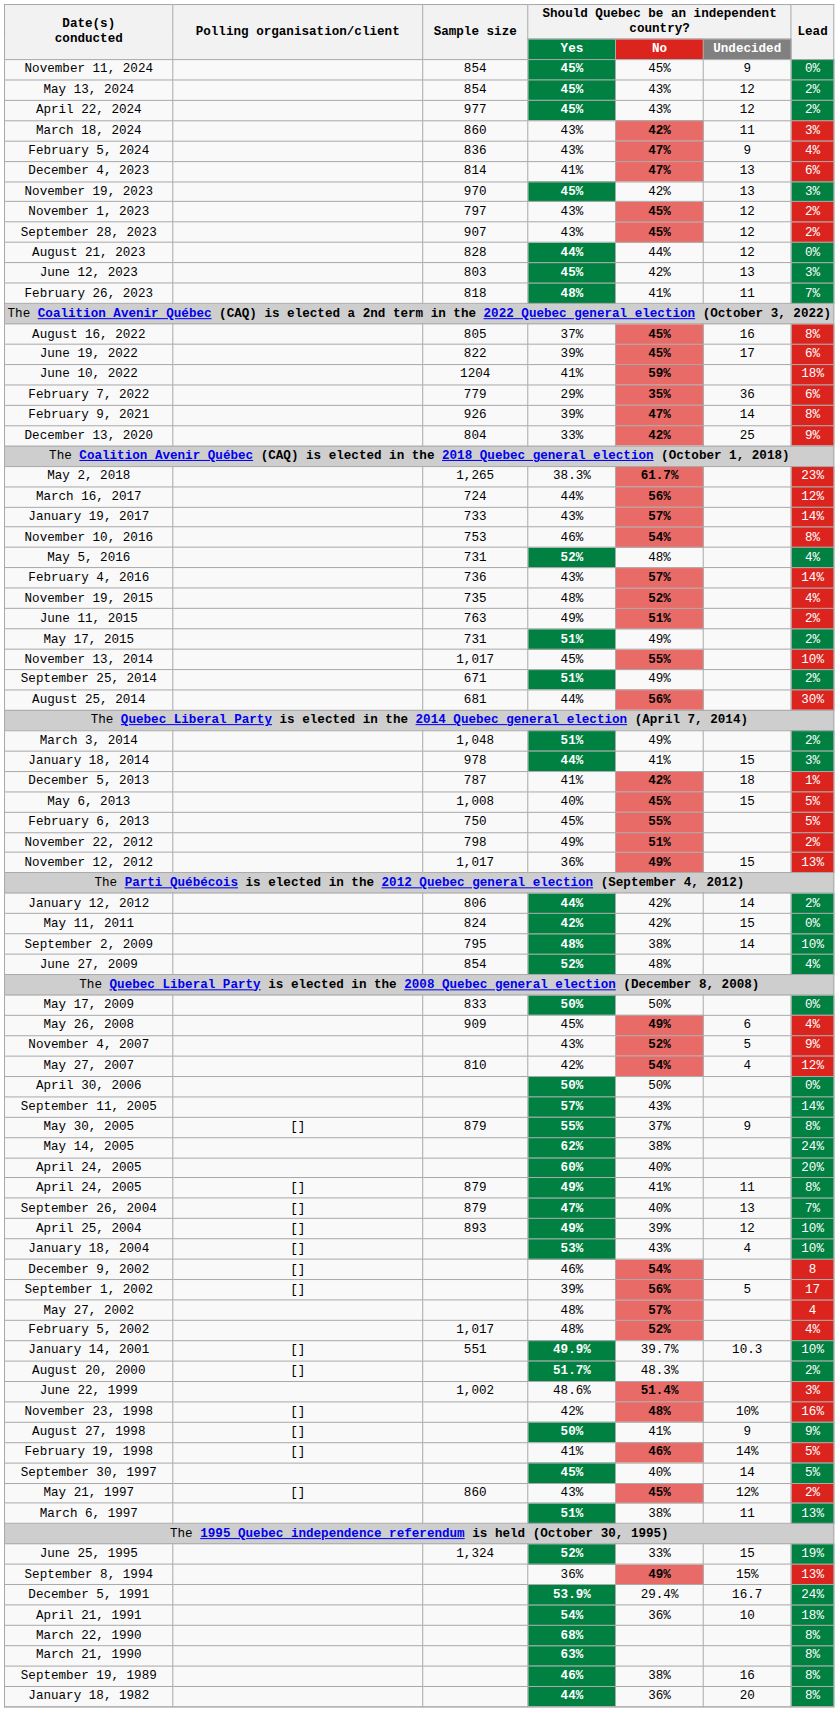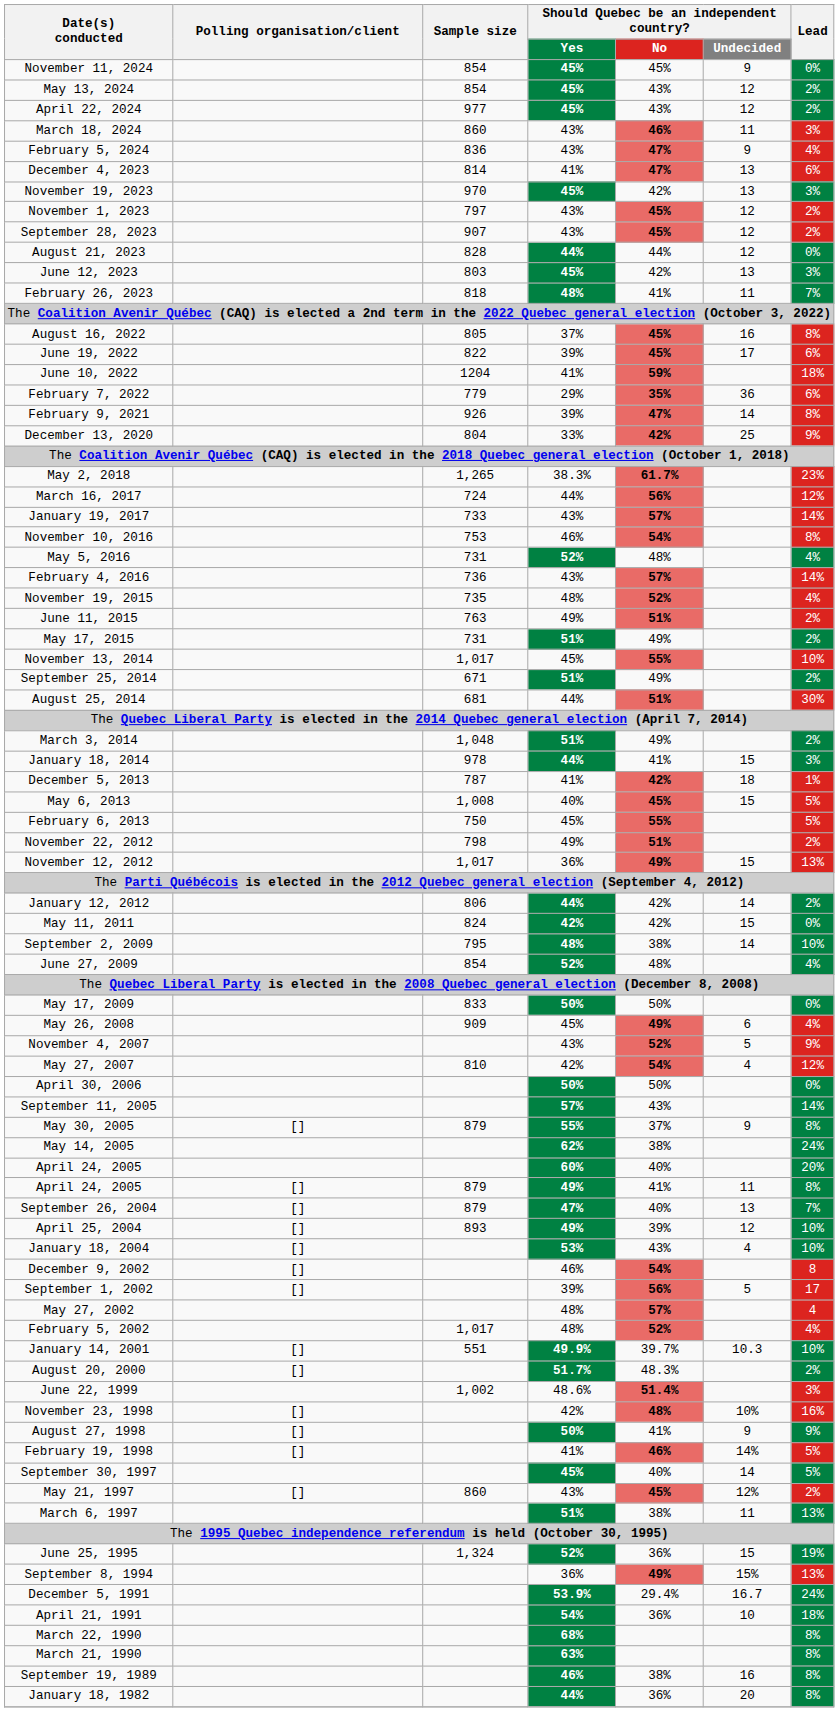(660, 131) 42% -> (660, 131) 46%
(660, 700) 56% -> (660, 700) 51%
(660, 1555) 33% -> (660, 1555) 36%
